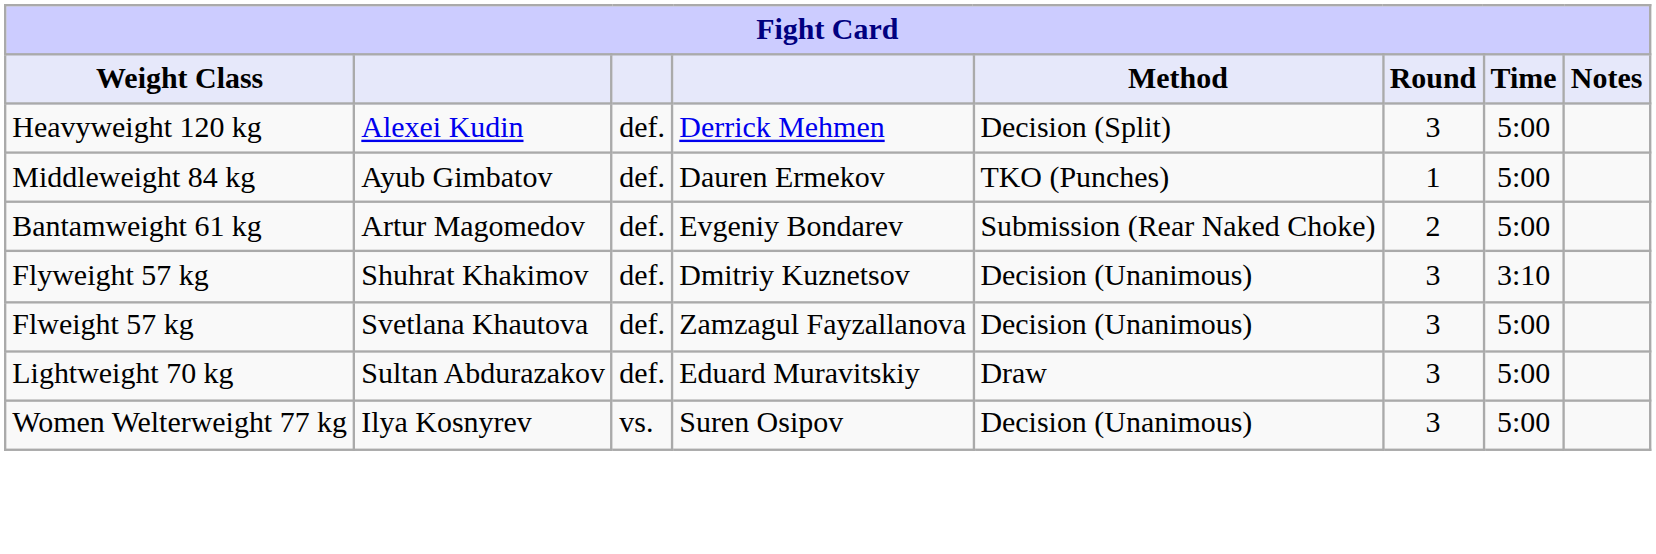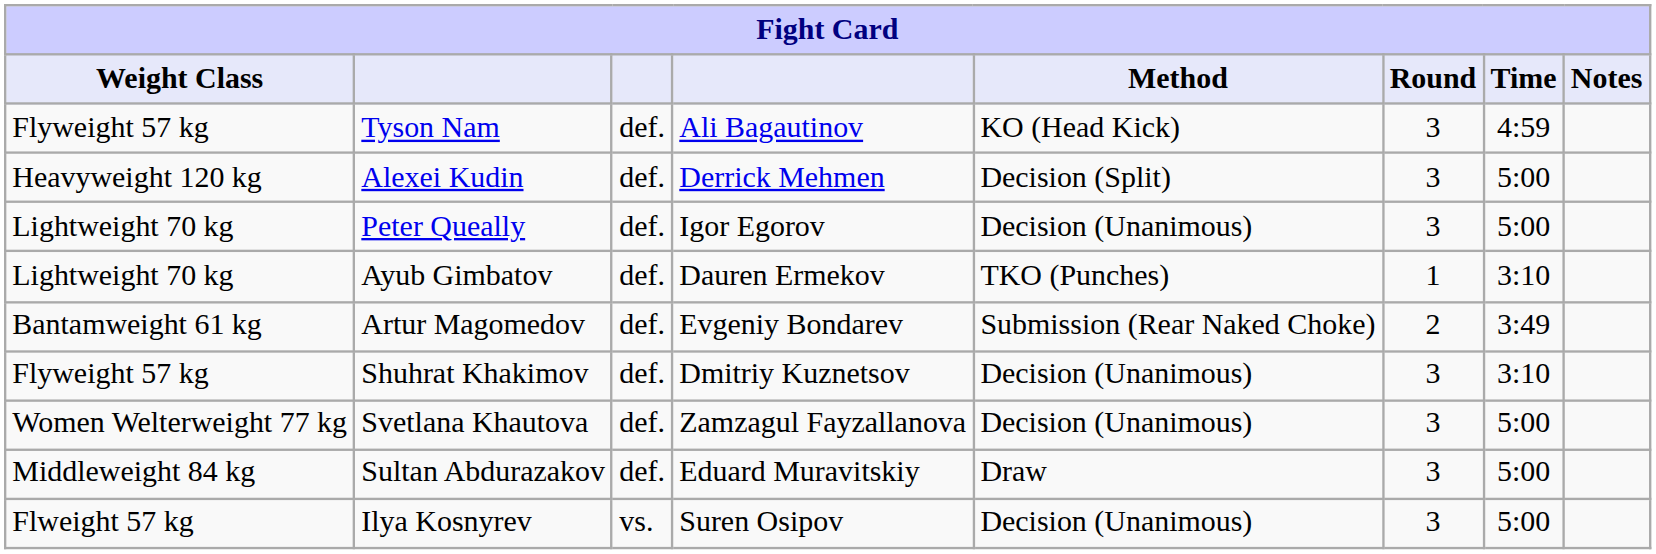+ row: (431, 127)
+ row: (443, 226)
(134, 177) Middleweight 84 kg -> (123, 275) Lightweight 70 kg
(1524, 177) 5:00 -> (1524, 275) 3:10
(1524, 226) 5:00 -> (1524, 325) 3:49
(103, 325) Flweight 57 kg -> (180, 423) Women Welterweight 77 kg
(123, 374) Lightweight 70 kg -> (134, 473) Middleweight 84 kg
(180, 423) Women Welterweight 77 kg -> (103, 522) Flweight 57 kg
